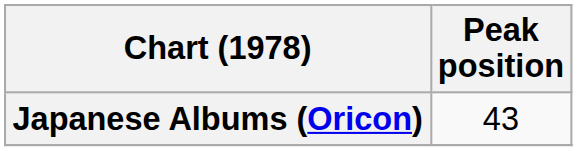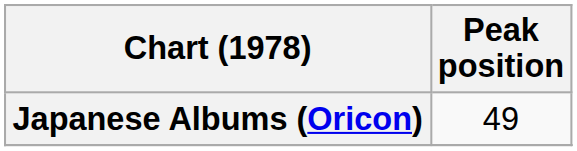(501, 118) 43 -> (501, 118) 49
